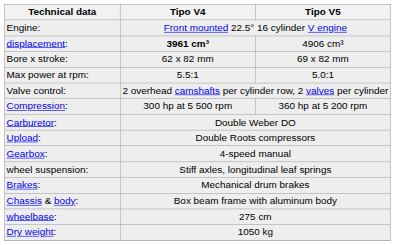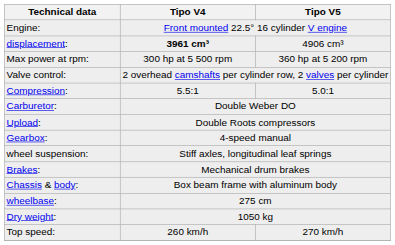- row: (39, 59)
(188, 75) 5.5:1 -> (188, 59) 300 hp at 5 500 rpm
(323, 75) 5.0:1 -> (323, 59) 360 hp at 5 200 rpm
(188, 106) 300 hp at 5 500 rpm -> (188, 91) 5.5:1
(323, 106) 360 hp at 5 200 rpm -> (323, 91) 5.0:1
+ row: (32, 232)
